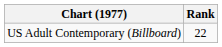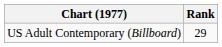(201, 33) 22 -> (201, 33) 29
